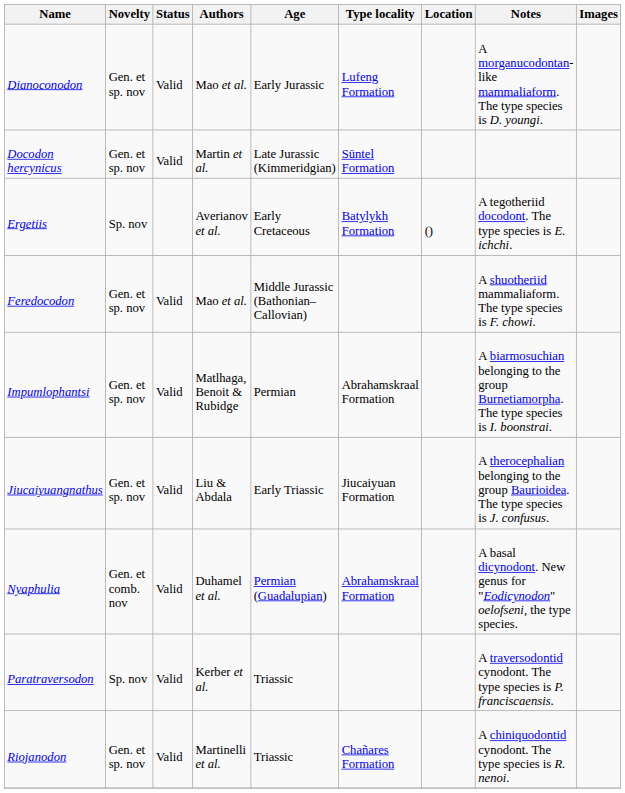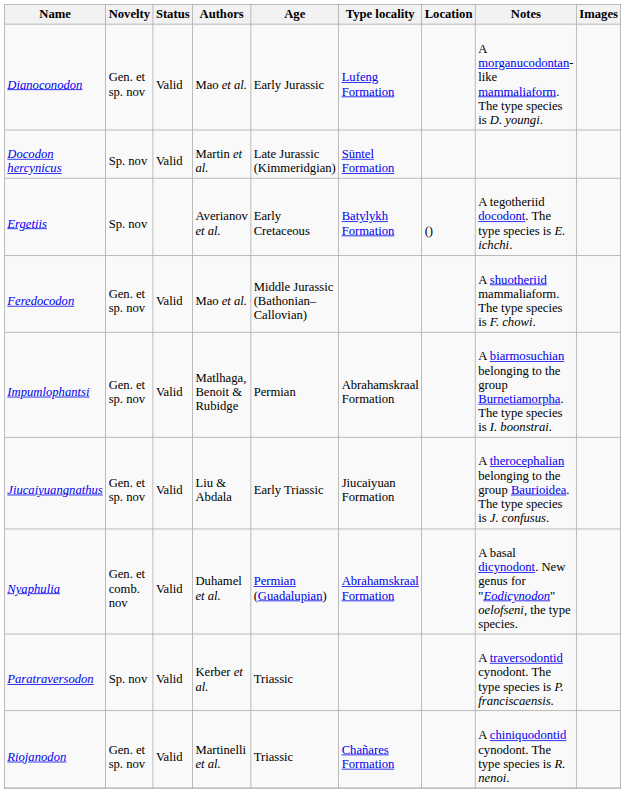(127, 161) Gen. et sp. nov -> (128, 161) Sp. nov
